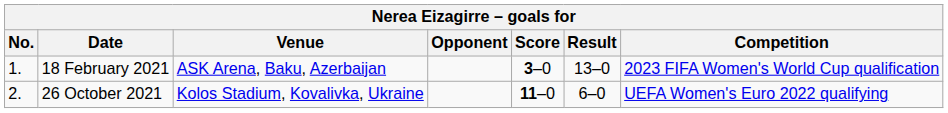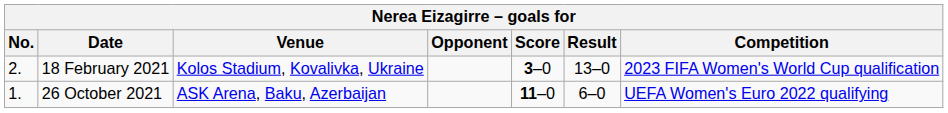(15, 68) 1. -> (15, 68) 2.
(281, 68) ASK Arena, Baku, Azerbaijan -> (300, 68) Kolos Stadium, Kovalivka, Ukraine
(15, 94) 2. -> (15, 94) 1.
(300, 94) Kolos Stadium, Kovalivka, Ukraine -> (281, 94) ASK Arena, Baku, Azerbaijan
